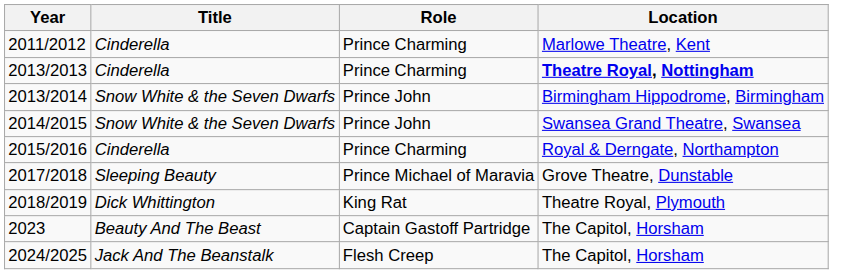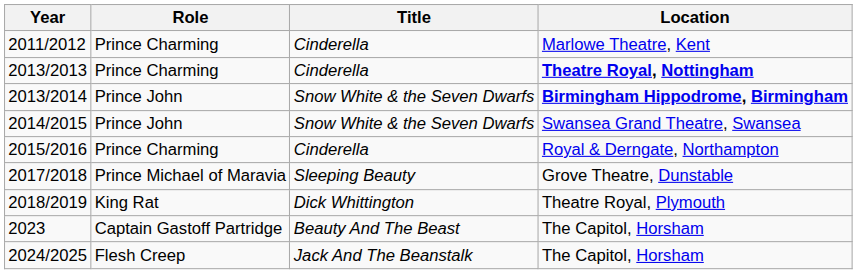columns swapped: (215, 17) <-> (439, 17)
(683, 96) normal -> (695, 96) bold
